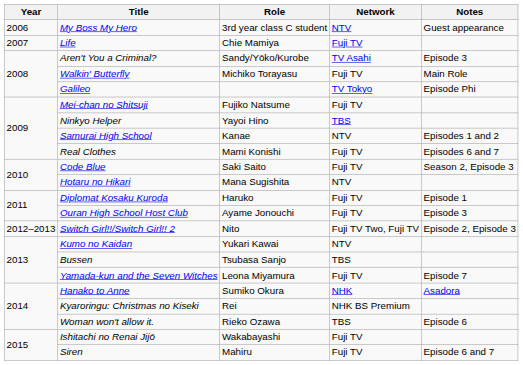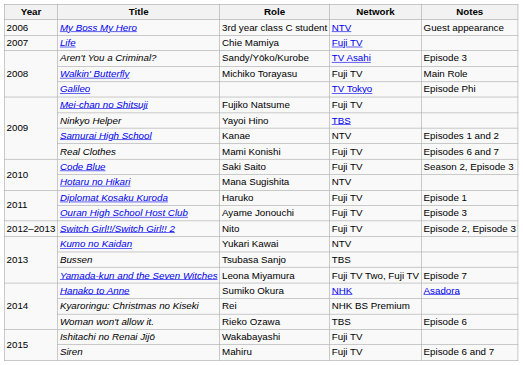(375, 228) Fuji TV Two, Fuji TV -> (347, 228) Fuji TV
(347, 275) Fuji TV -> (375, 275) Fuji TV Two, Fuji TV
